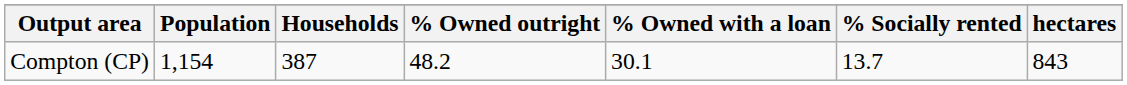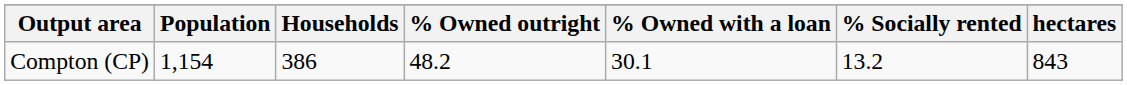(299, 60) 387 -> (299, 60) 386
(862, 60) 13.7 -> (862, 60) 13.2
